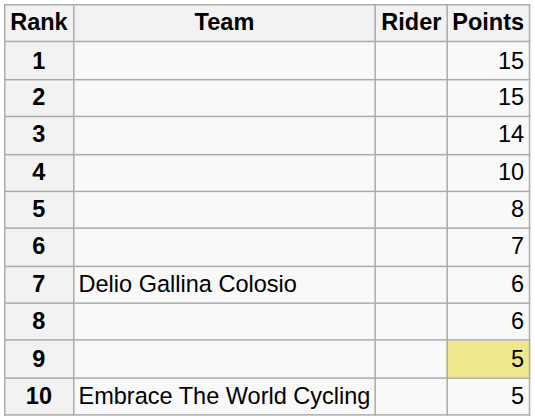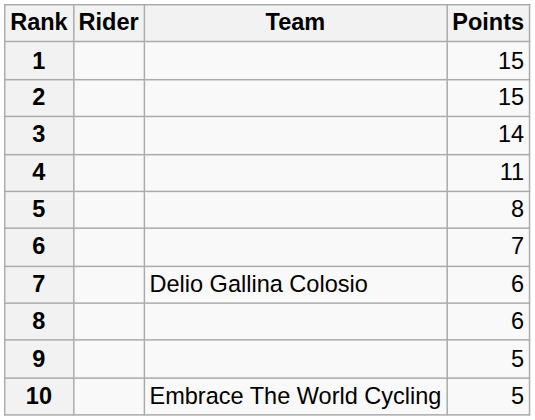columns swapped: (411, 23) <-> (224, 23)
(511, 172) 10 -> (512, 172) 11
(518, 358) khaki background -> (518, 358) no background
